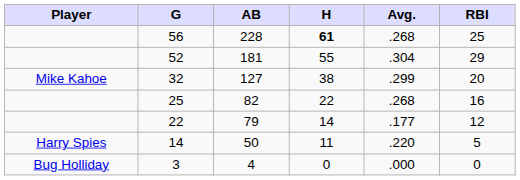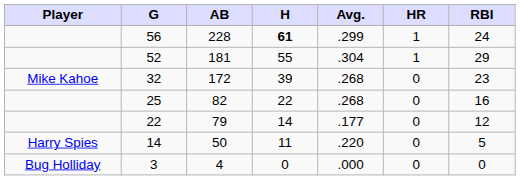+ column: (416, 15)
(402, 36) .268 -> (351, 36) .299
(477, 36) 25 -> (482, 36) 24
(251, 79) 127 -> (219, 79) 172
(326, 79) 38 -> (285, 79) 39
(402, 79) .299 -> (351, 79) .268
(477, 79) 20 -> (482, 79) 23
